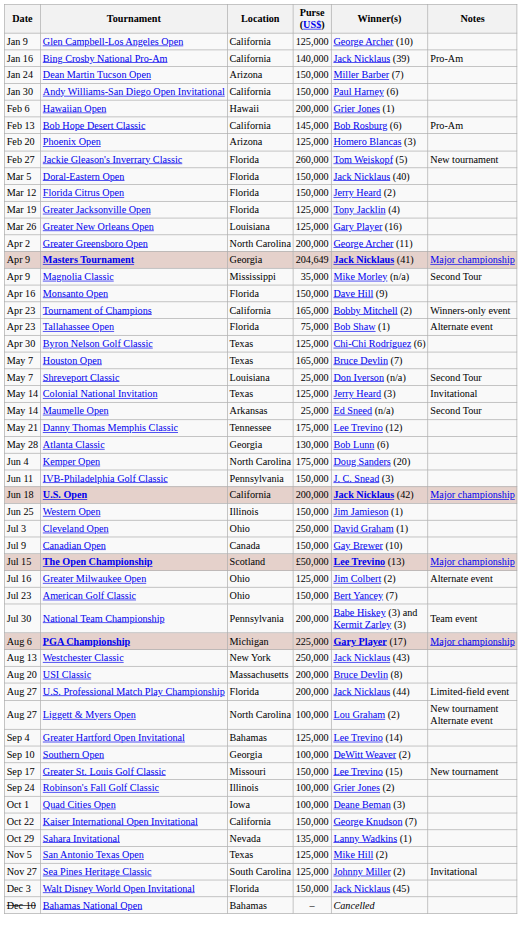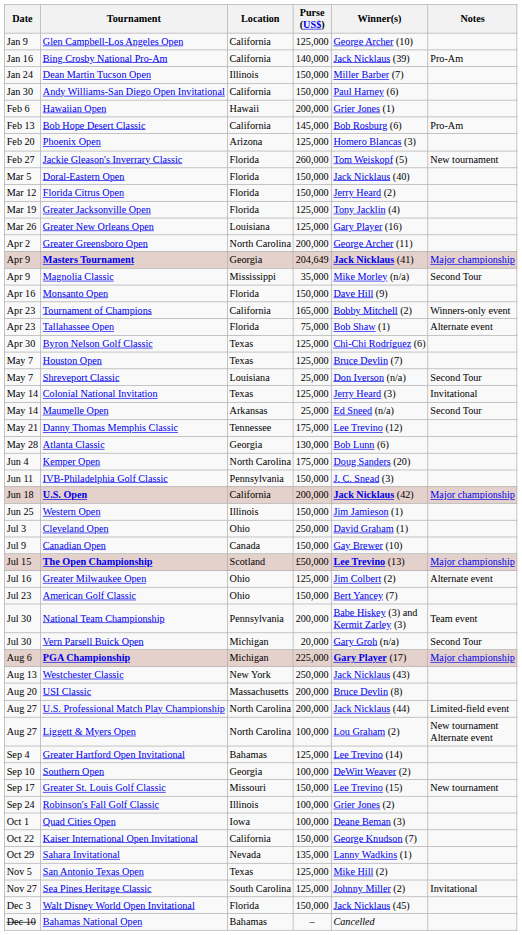(246, 75) Arizona -> (244, 75) Illinois
(312, 360) 165,000 -> (312, 360) 125,000
+ row: (93, 641)
(244, 692) Florida -> (260, 708) North Carolina
